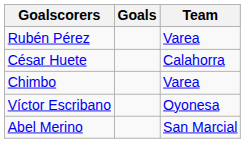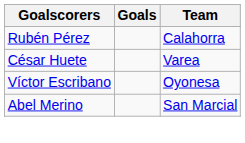(181, 37) Varea -> (194, 37) Calahorra
(194, 60) Calahorra -> (181, 60) Varea
- row: (32, 82)
